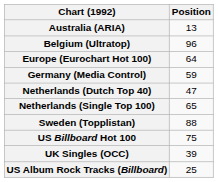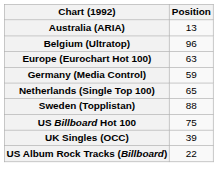(191, 59) 64 -> (191, 59) 63
- row: (87, 91)
(191, 169) 25 -> (191, 153) 22
